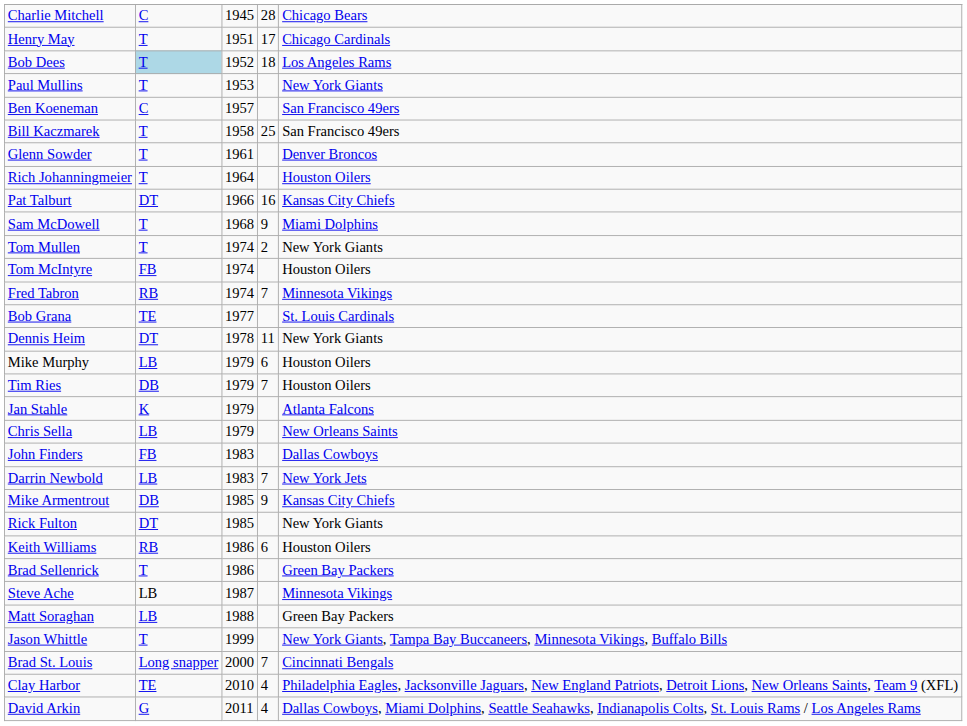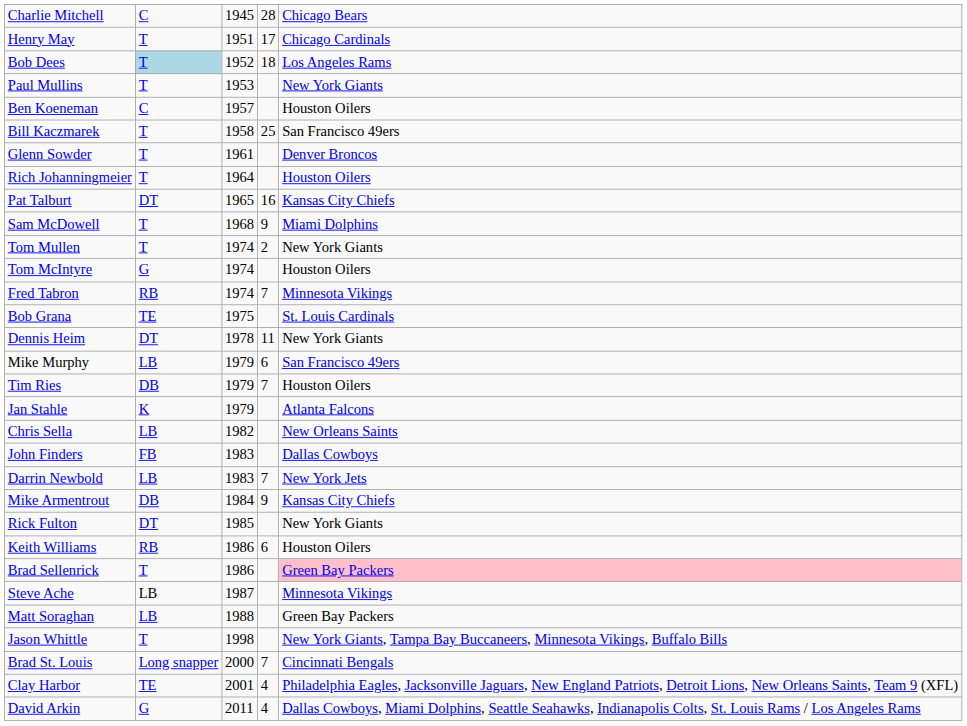(341, 108) San Francisco 49ers -> (326, 108) Houston Oilers
(240, 200) 1966 -> (240, 200) 1965
(148, 270) FB -> (144, 270) G
(240, 316) 1977 -> (240, 316) 1975
(326, 362) Houston Oilers -> (341, 362) San Francisco 49ers
(240, 431) 1979 -> (240, 431) 1982
(240, 500) 1985 -> (240, 500) 1984
(338, 570) no background -> (338, 570) pink background
(240, 639) 1999 -> (240, 639) 1998
(240, 685) 2010 -> (240, 685) 2001
